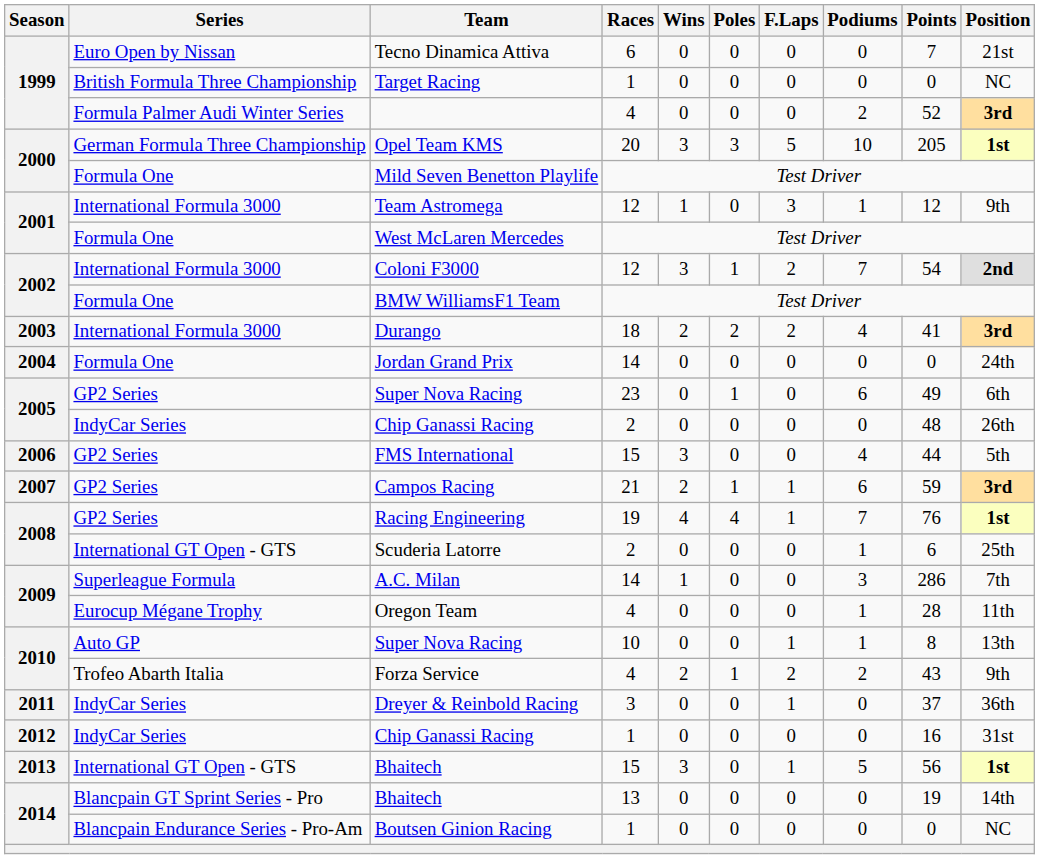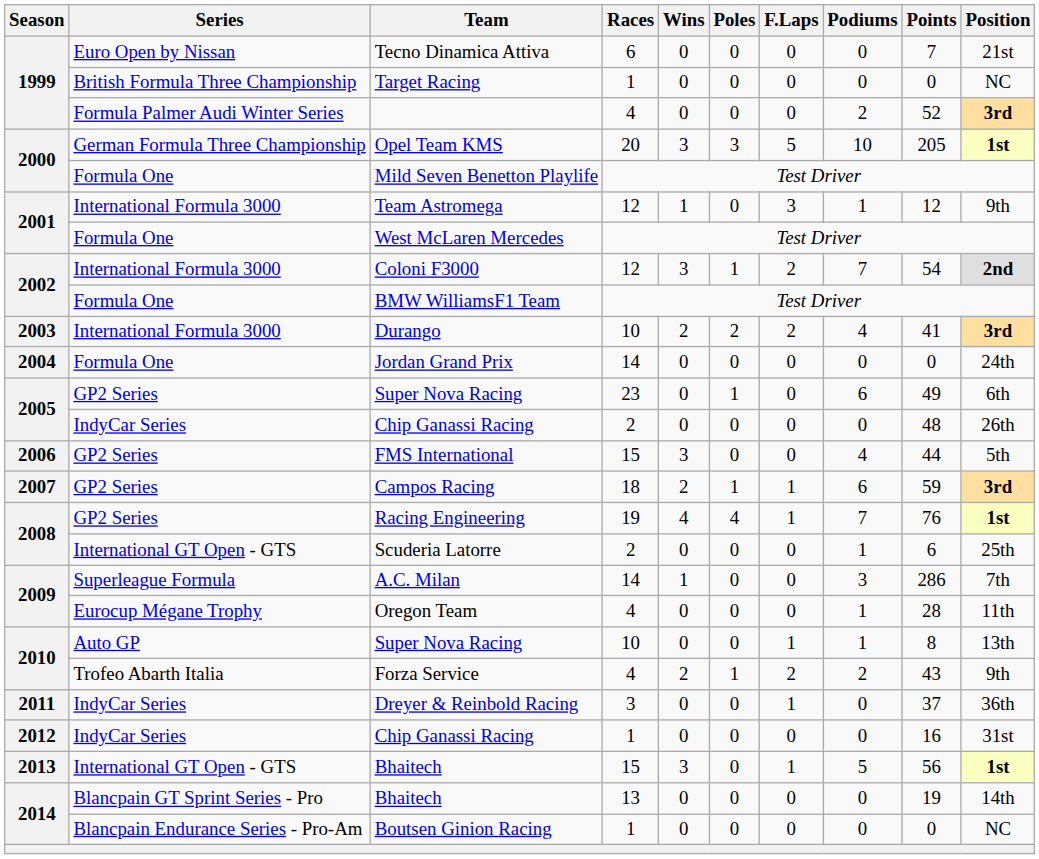(631, 331) 18 -> (631, 331) 10
(631, 487) 21 -> (631, 487) 18
